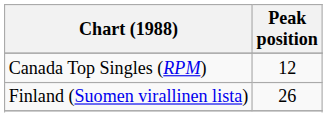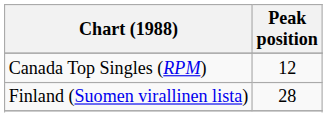(287, 96) 26 -> (287, 96) 28
